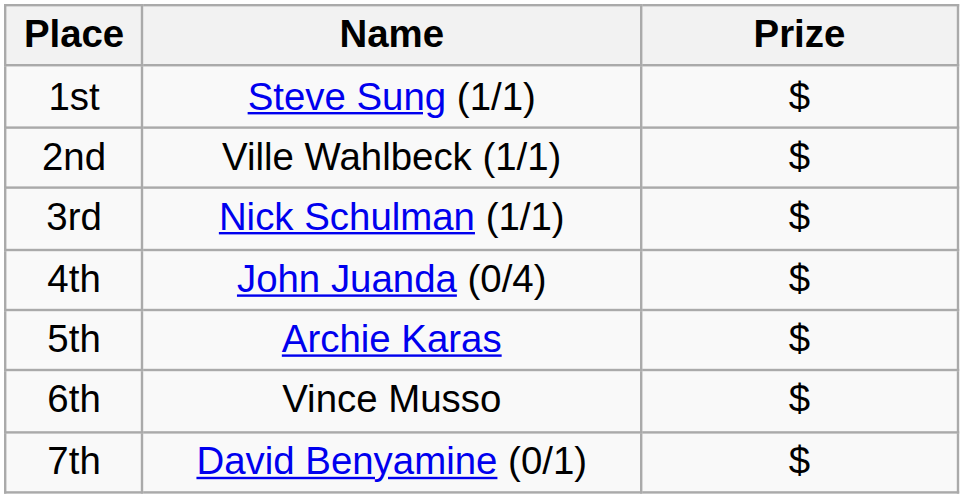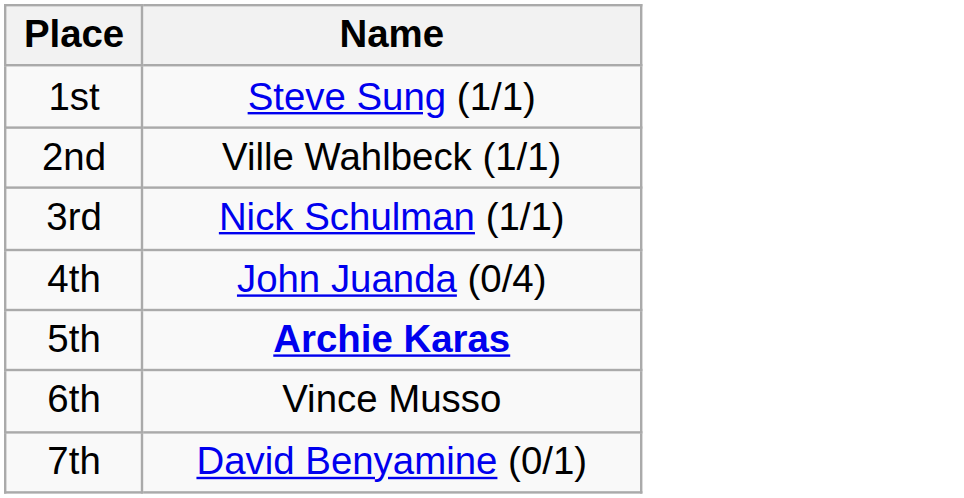- column: (799, 34)
(392, 339) normal -> (392, 339) bold
